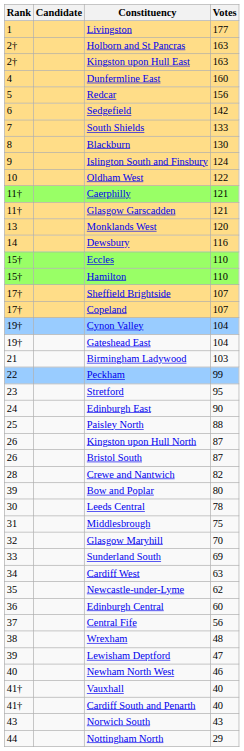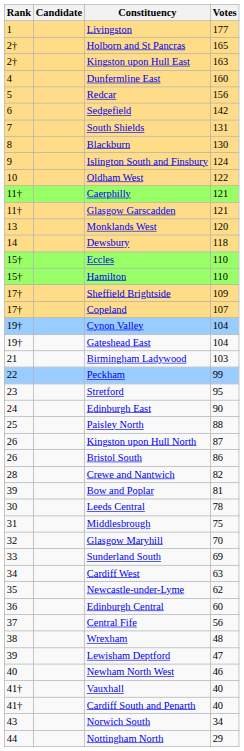(220, 45) 163 -> (220, 45) 165
(220, 128) 133 -> (220, 128) 131
(220, 243) 116 -> (220, 243) 118
(220, 293) 107 -> (220, 293) 109
(218, 458) 87 -> (218, 458) 86
(218, 491) 80 -> (218, 491) 81
(218, 721) 43 -> (218, 721) 34
